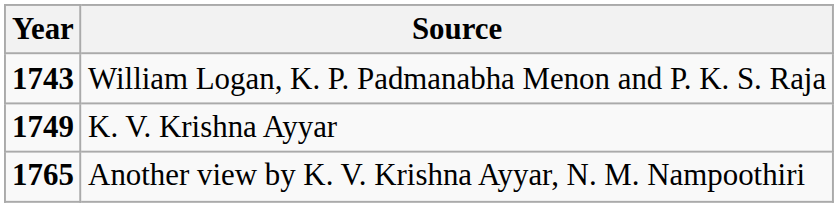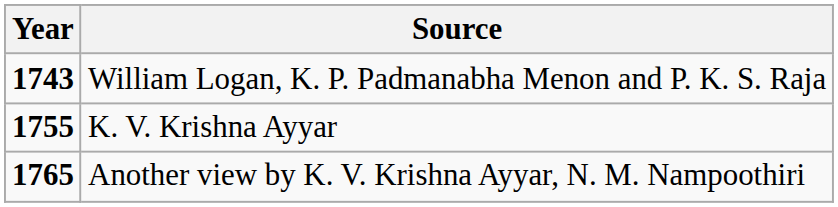(43, 126) 1749 -> (43, 126) 1755
